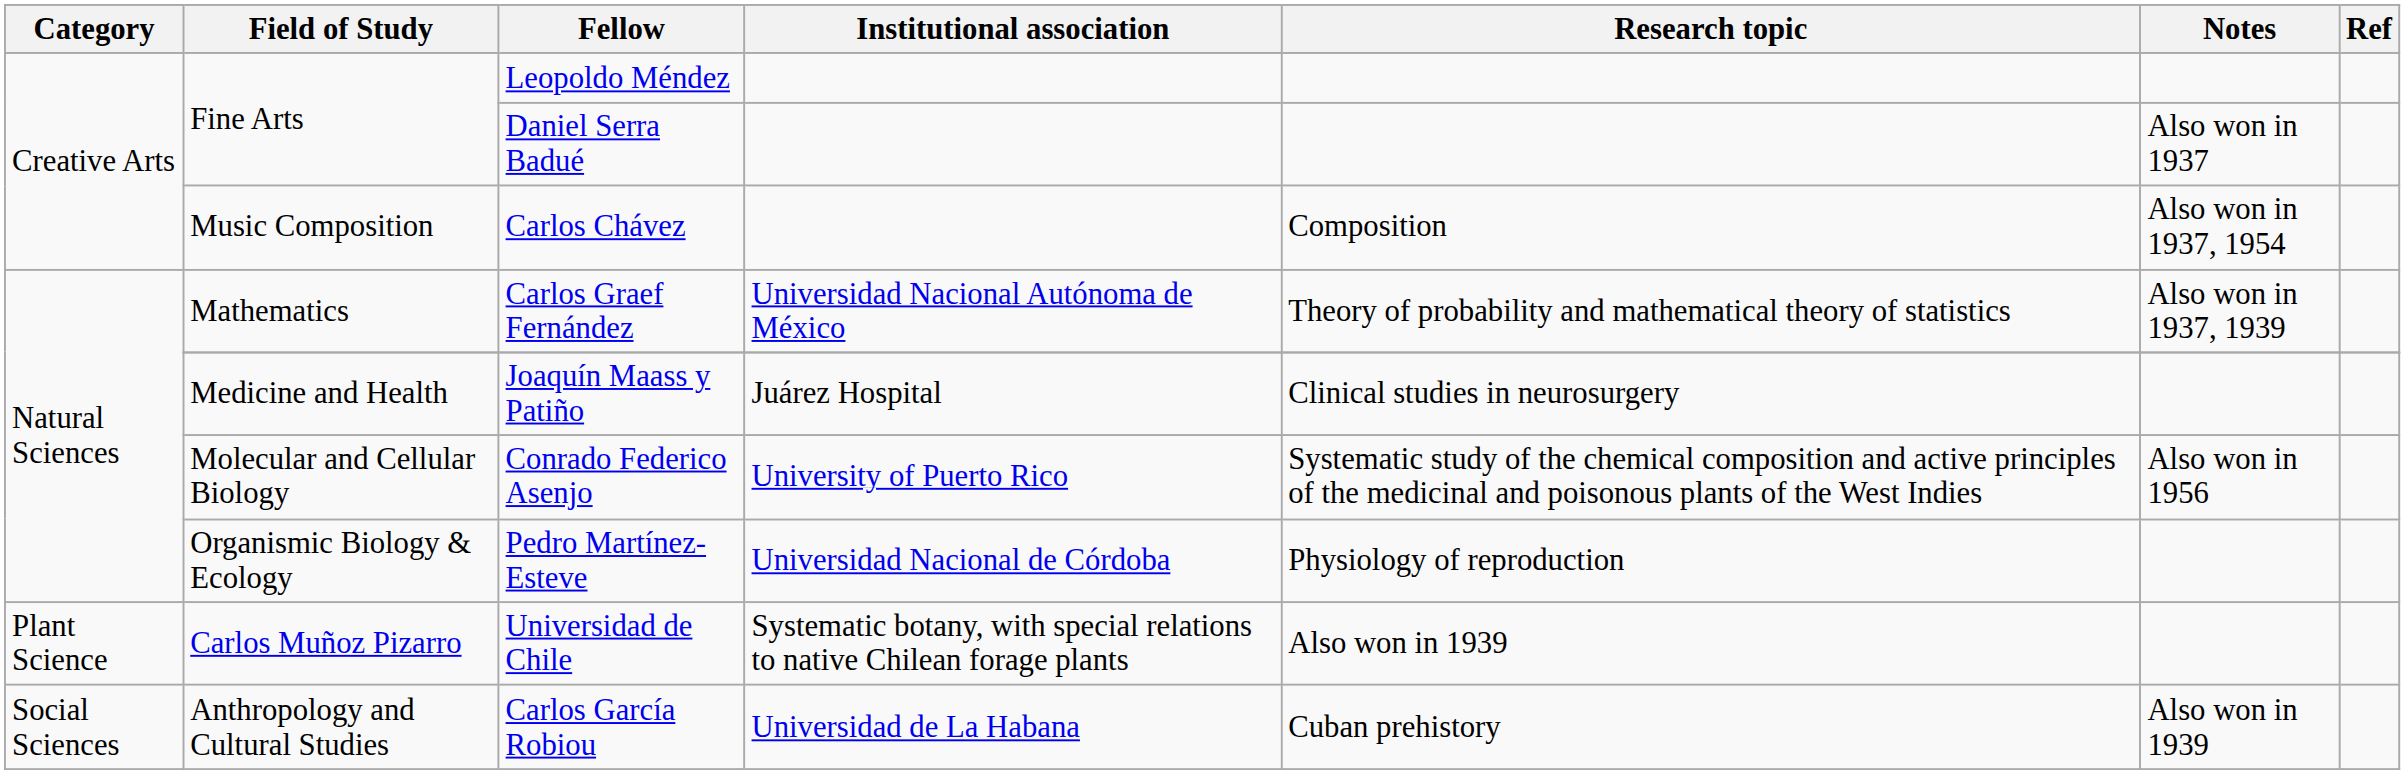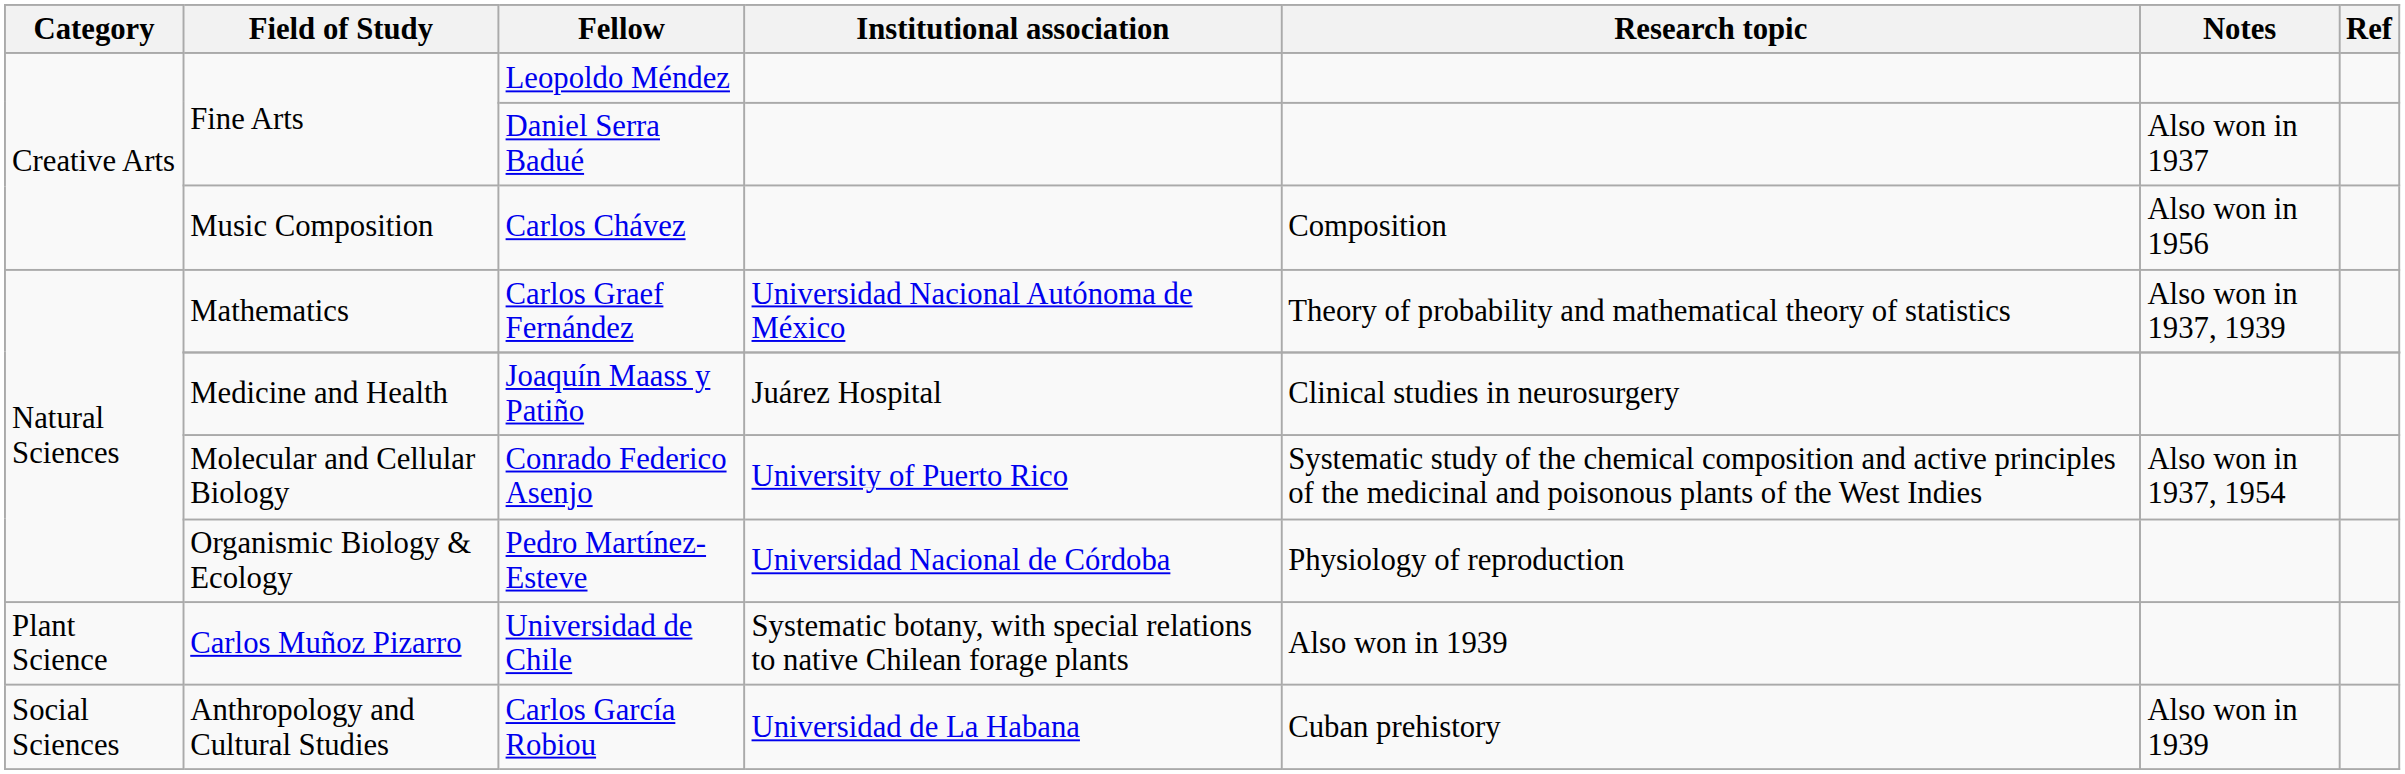(2223, 226) Also won in 1937, 1954 -> (2223, 226) Also won in 1956
(2223, 476) Also won in 1956 -> (2223, 476) Also won in 1937, 1954
